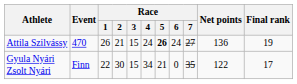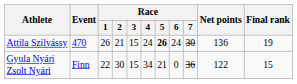(190, 43) 27 -> (190, 43) 30
(190, 65) 35 -> (190, 65) 36
(268, 65) 17 -> (268, 65) 15
